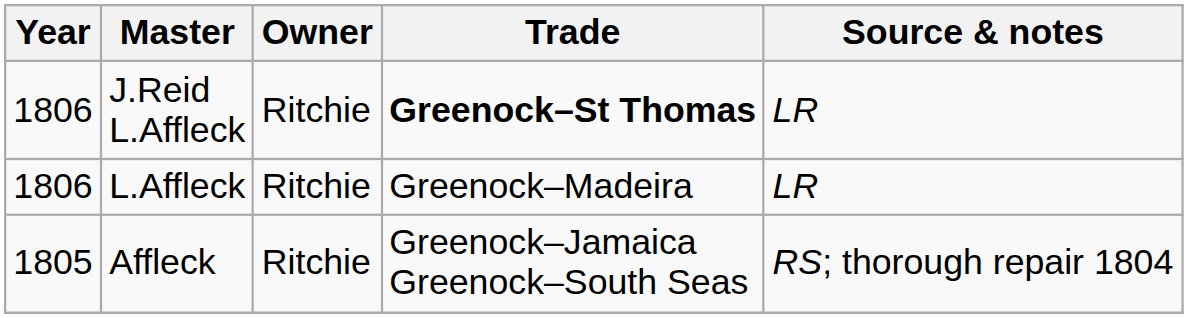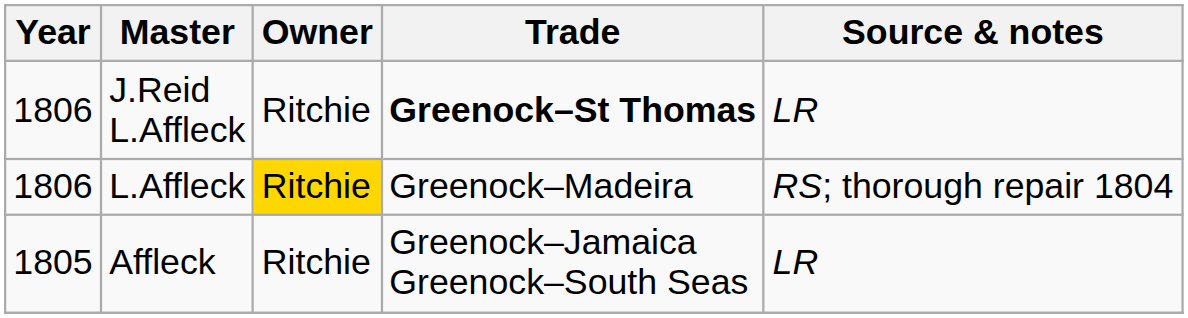(316, 186) no background -> (316, 186) gold background
(795, 186) LR -> (973, 186) RS; thorough repair 1804
(973, 262) RS; thorough repair 1804 -> (795, 262) LR
